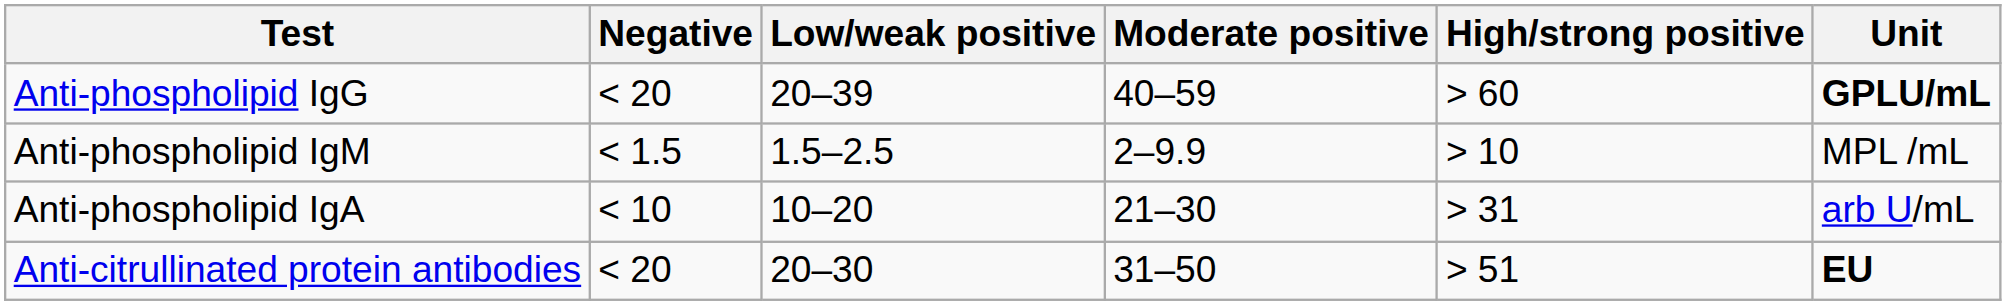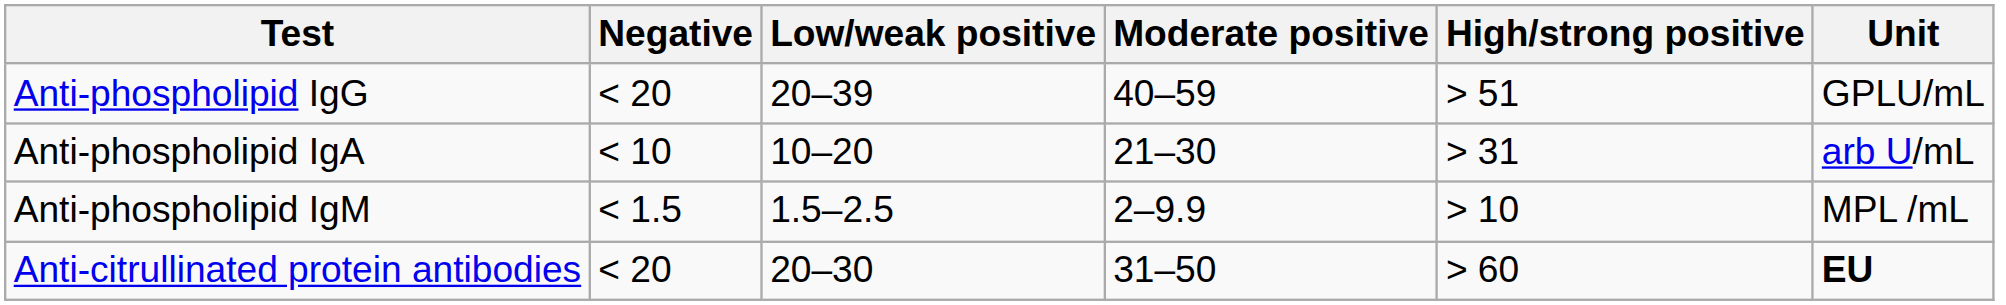(1483, 92) > 60 -> (1483, 92) > 51
(1906, 92) bold -> (1903, 92) normal
rows swapped: (192, 151) <-> (189, 210)
(1483, 269) > 51 -> (1483, 269) > 60
